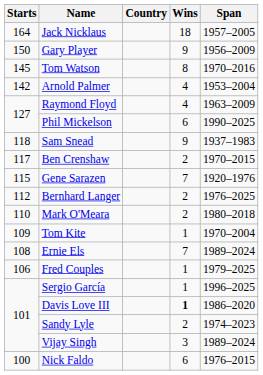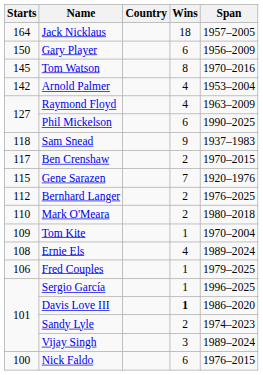(185, 50) 9 -> (185, 50) 6
(185, 251) 7 -> (185, 251) 4
